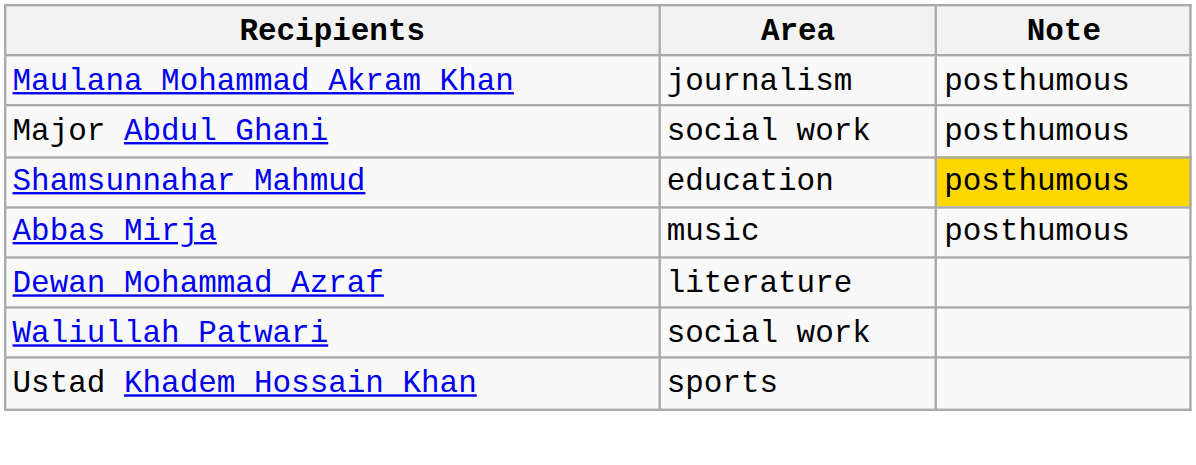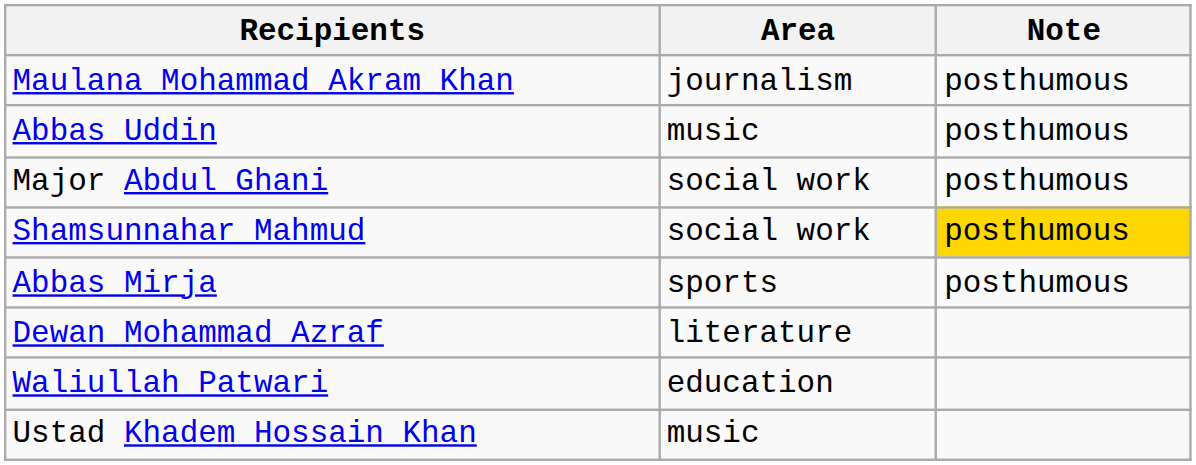+ row: (115, 131)
(750, 182) education -> (769, 232) social work
(713, 232) music -> (722, 283) sports
(769, 333) social work -> (750, 383) education
(722, 383) sports -> (713, 434) music
